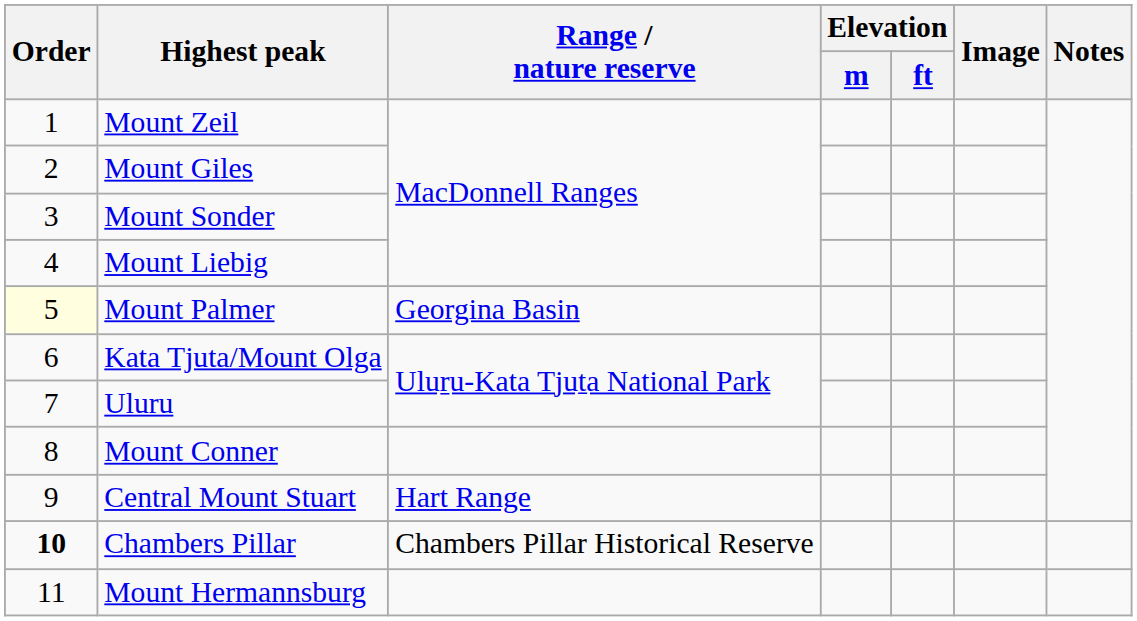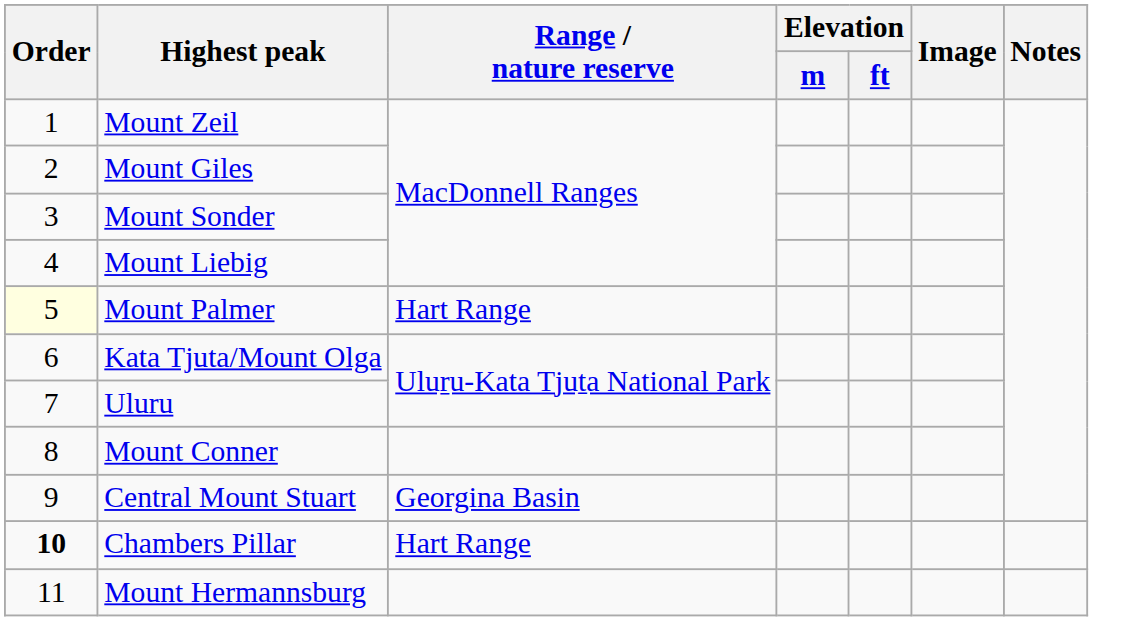(487, 309) Georgina Basin -> (463, 309) Hart Range
(463, 497) Hart Range -> (487, 497) Georgina Basin
(604, 544) Chambers Pillar Historical Reserve -> (463, 544) Hart Range
